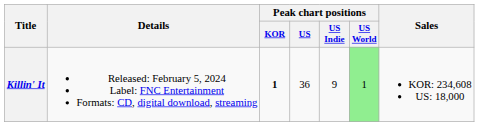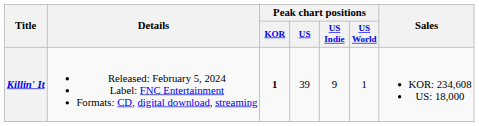(305, 84) 36 -> (305, 84) 39
(364, 84) lightgreen background -> (364, 84) no background
